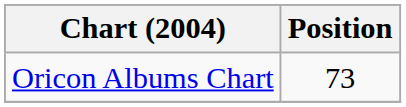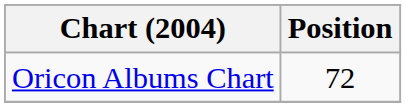(340, 76) 73 -> (340, 76) 72
